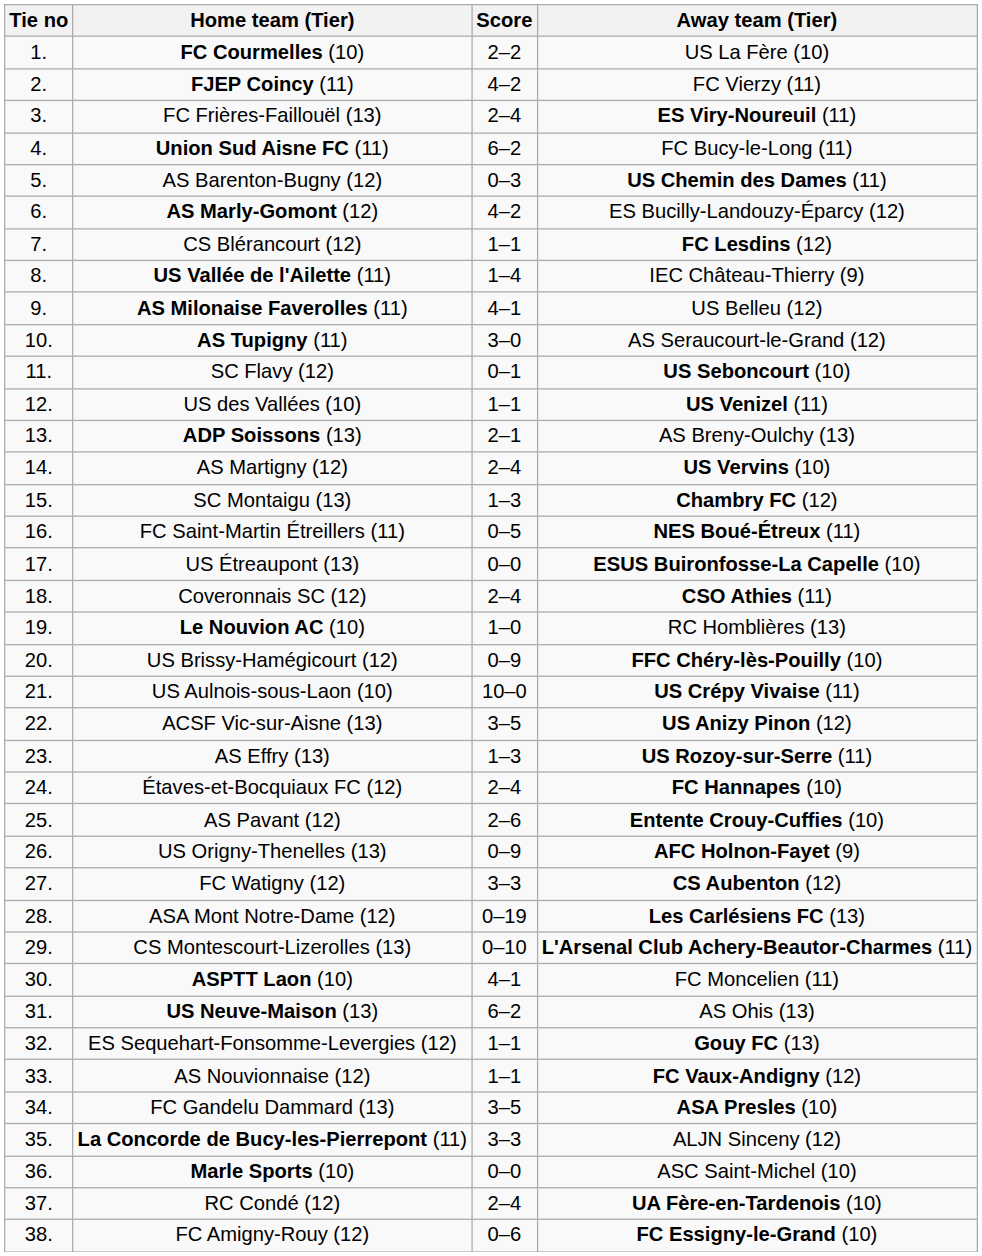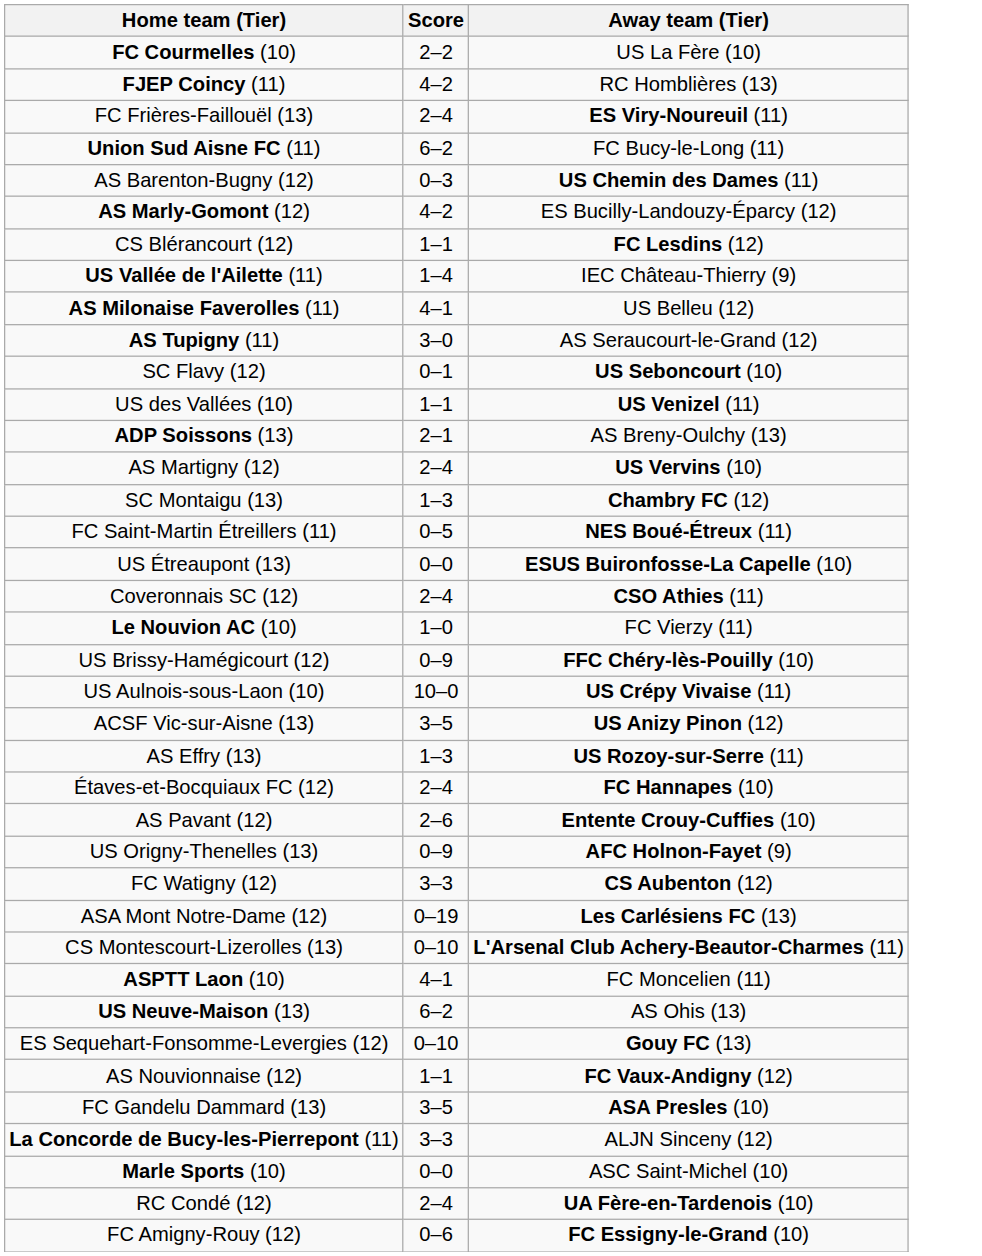- column: (39, 20)
(757, 84) FC Vierzy (11) -> (689, 84) RC Homblières (13)
(757, 627) RC Homblières (13) -> (689, 627) FC Vierzy (11)
(504, 1043) 1–1 -> (436, 1043) 0–10
